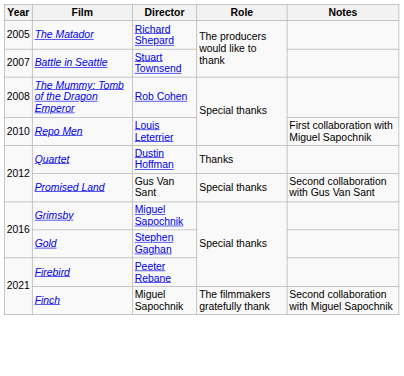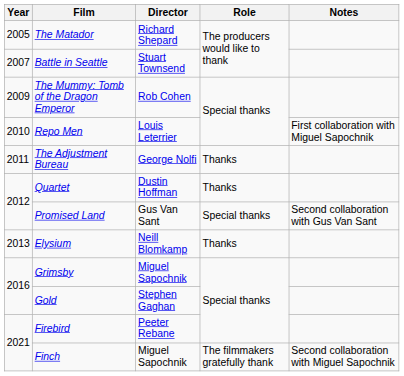(18, 97) 2008 -> (18, 97) 2009
+ row: (71, 159)
+ row: (53, 244)
